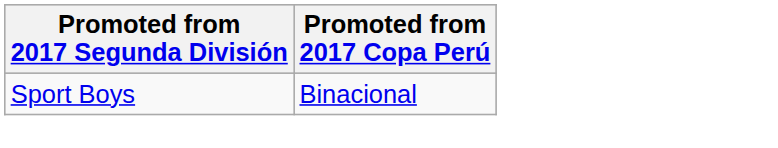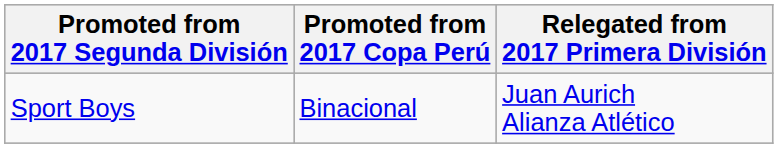+ column: (634, 38)
